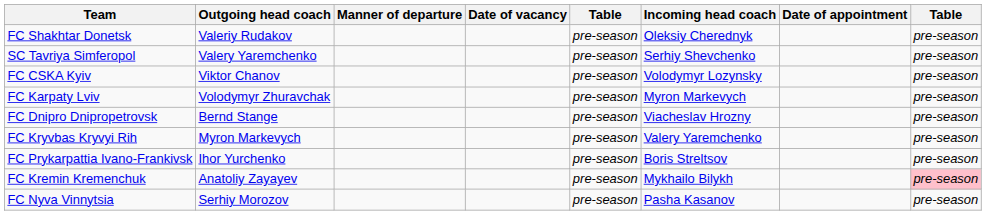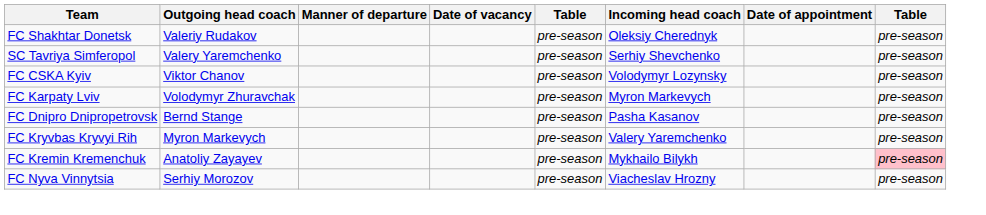(697, 117) Viacheslav Hrozny -> (654, 117) Pasha Kasanov
- row: (100, 158)
(689, 199) Pasha Kasanov -> (662, 179) Viacheslav Hrozny
